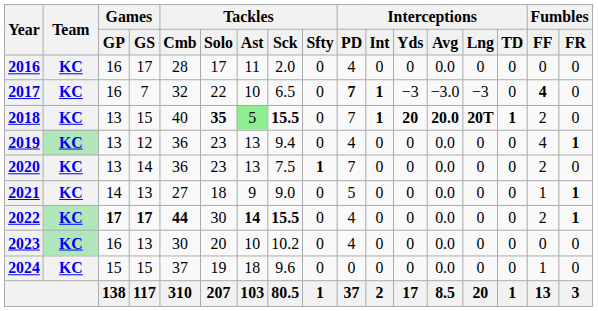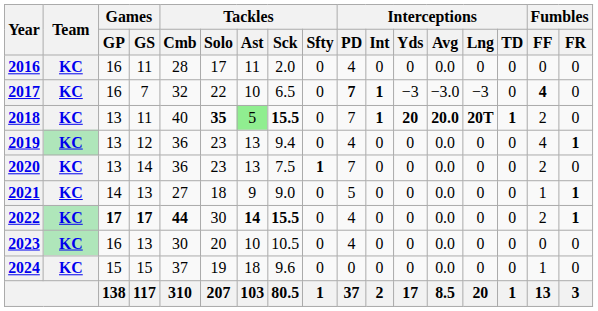(144, 67) 17 -> (144, 67) 11
(144, 117) 15 -> (144, 117) 11
(285, 243) 10.2 -> (285, 243) 10.5
